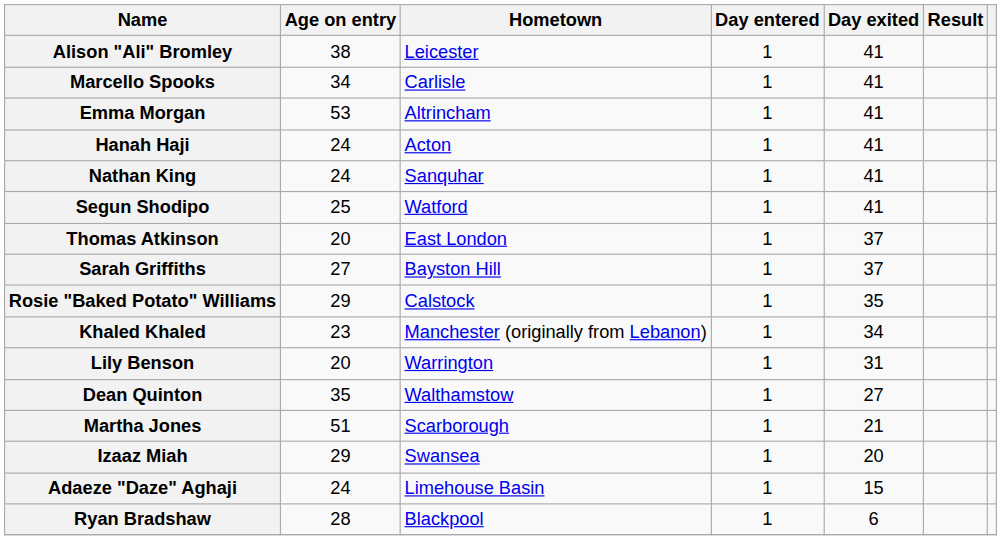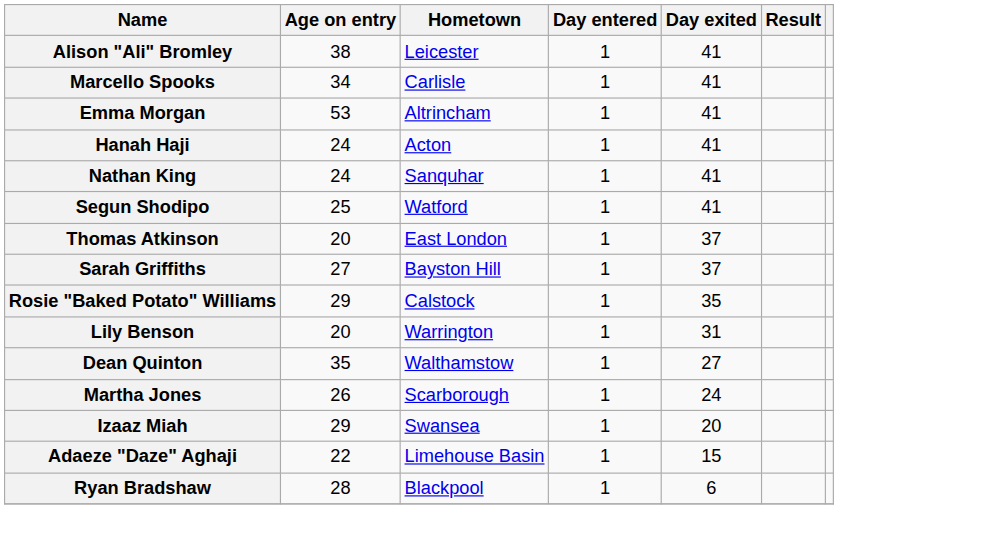- row: (143, 332)
(340, 425) 51 -> (340, 394) 26
(874, 425) 21 -> (711, 394) 24
(340, 488) 24 -> (340, 457) 22
